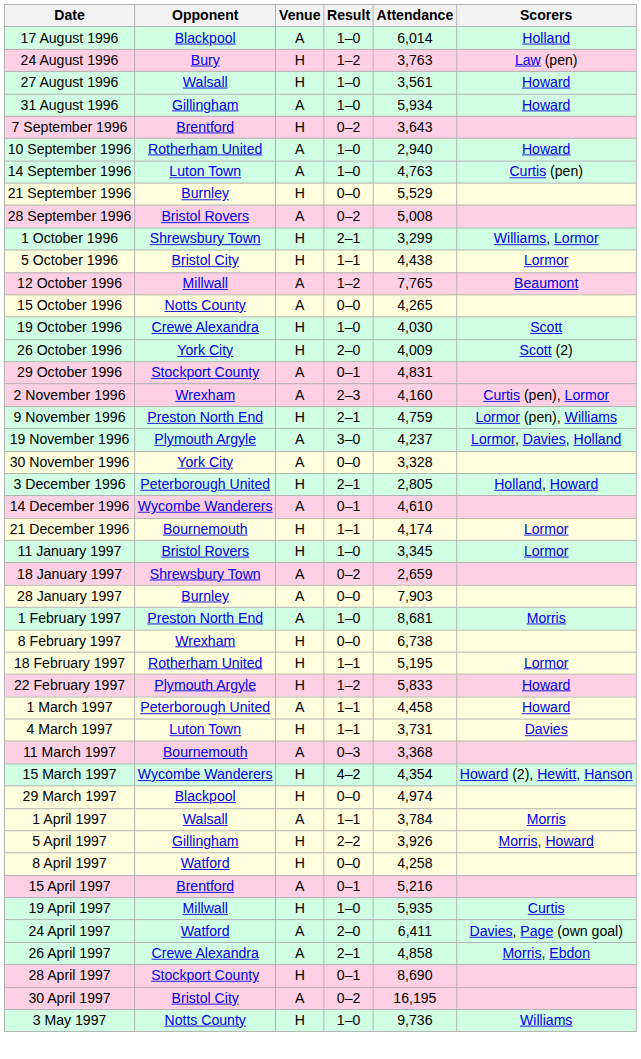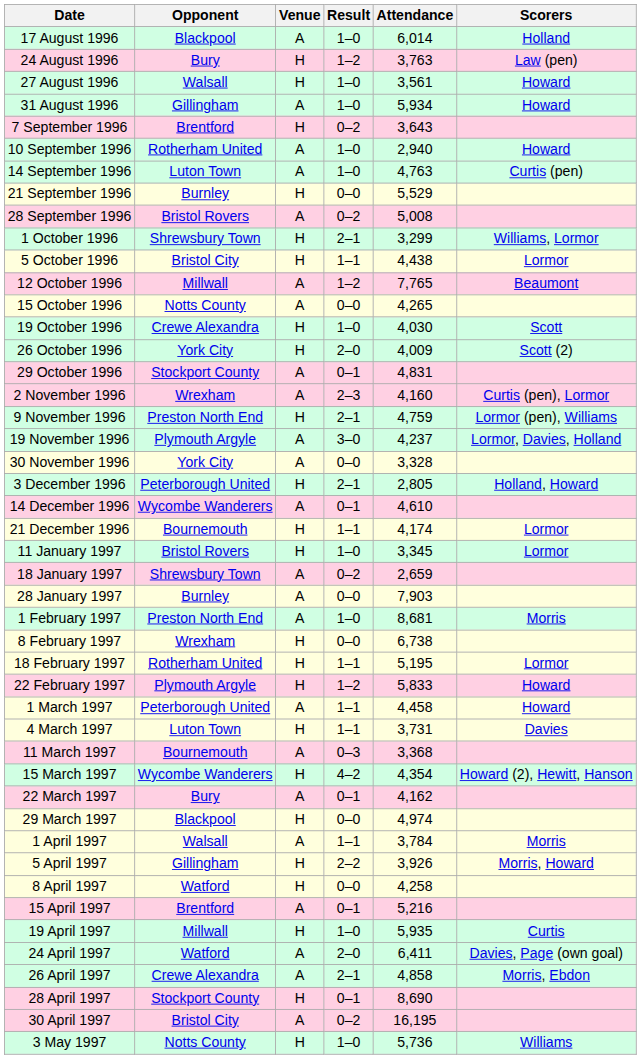+ row: (70, 797)
(415, 1020) 9,736 -> (415, 1042) 5,736
